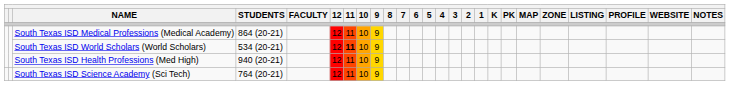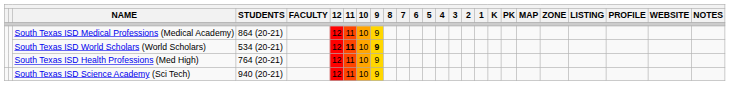(377, 47) normal -> (377, 47) bold
(260, 60) 940 (20-21) -> (260, 60) 764 (20-21)
(260, 74) 764 (20-21) -> (260, 74) 940 (20-21)
